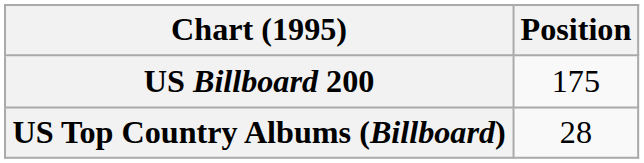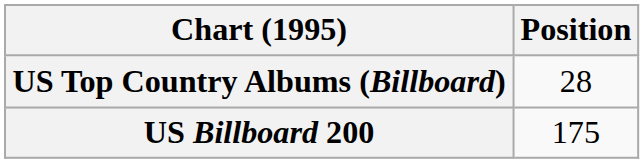rows swapped: (259, 81) <-> (259, 132)
